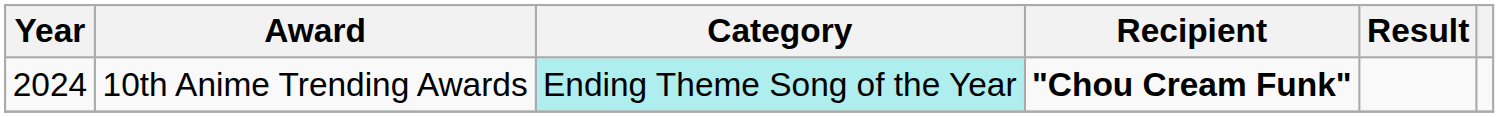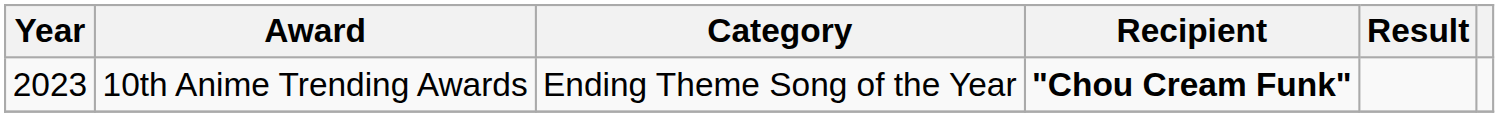(50, 84) 2024 -> (50, 84) 2023
(780, 84) paleturquoise background -> (780, 84) no background
